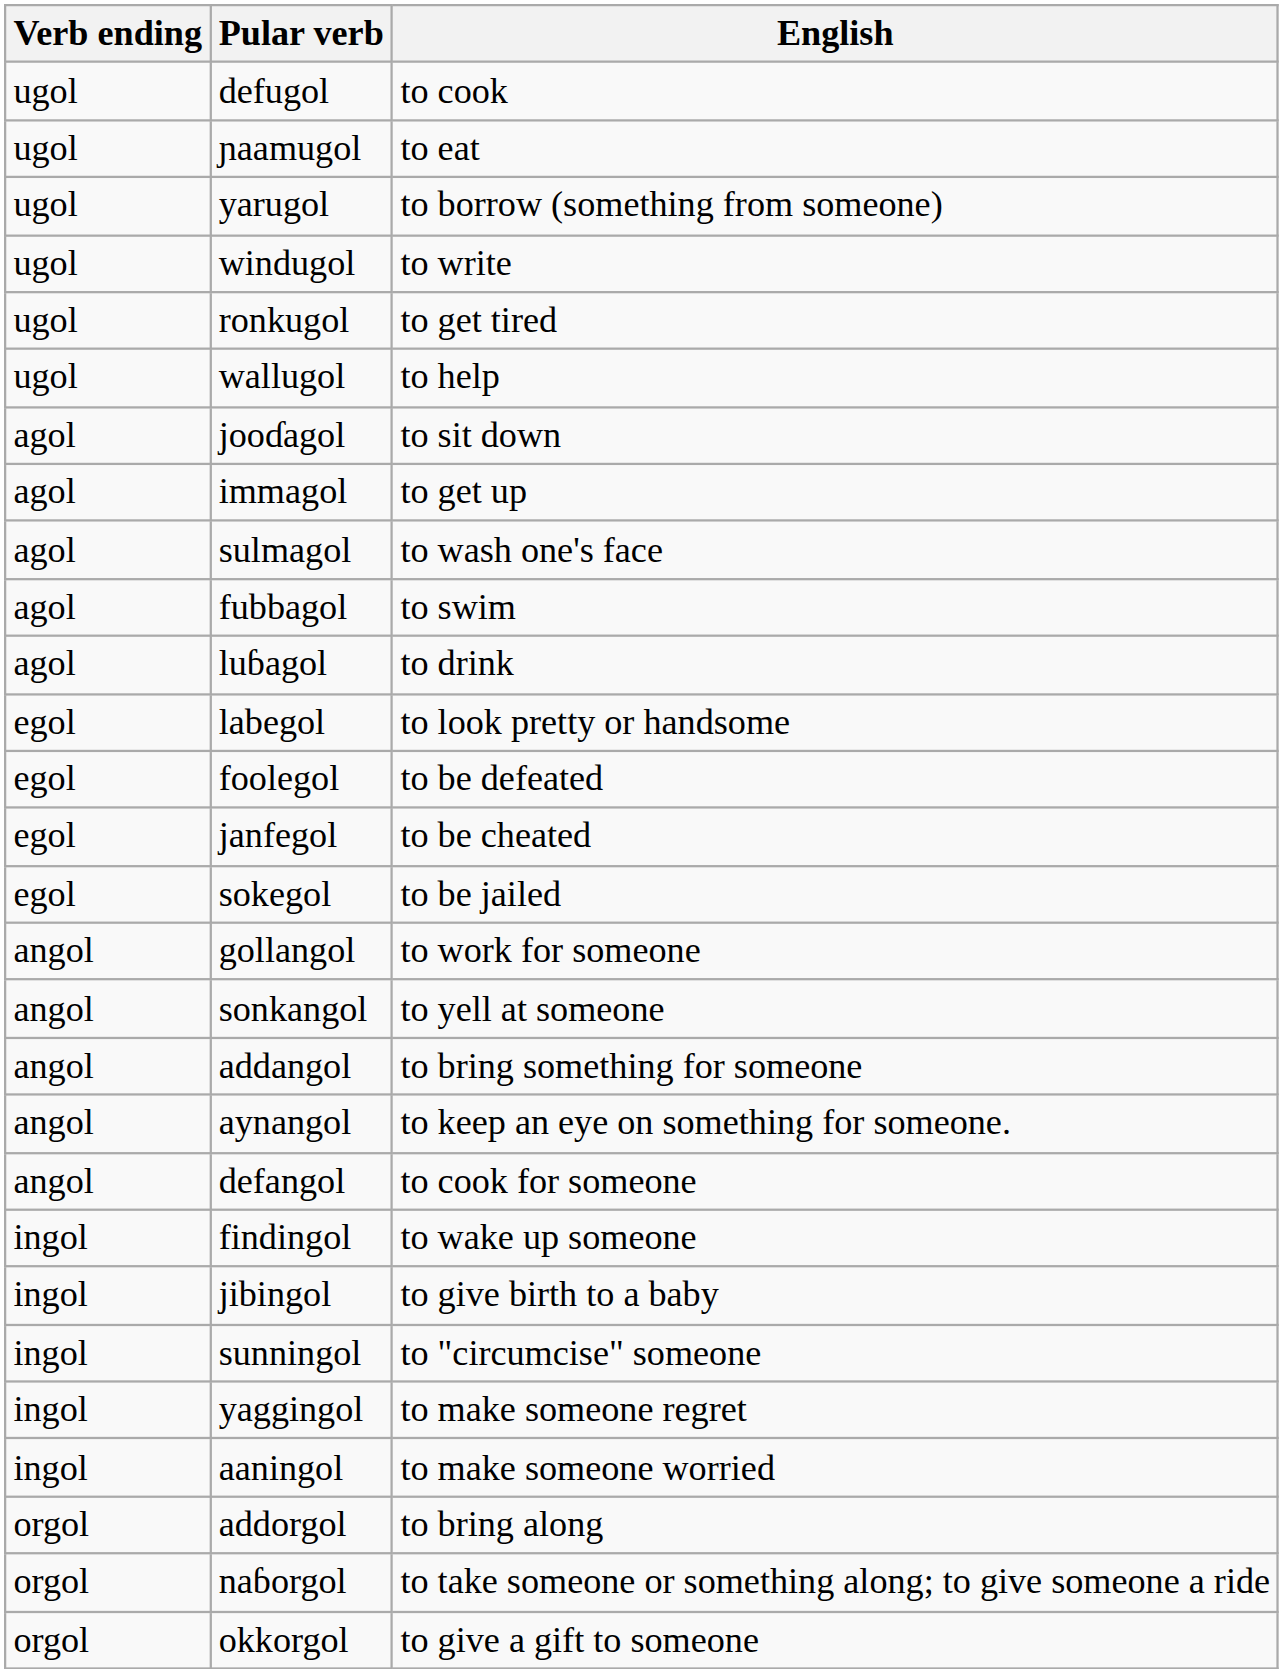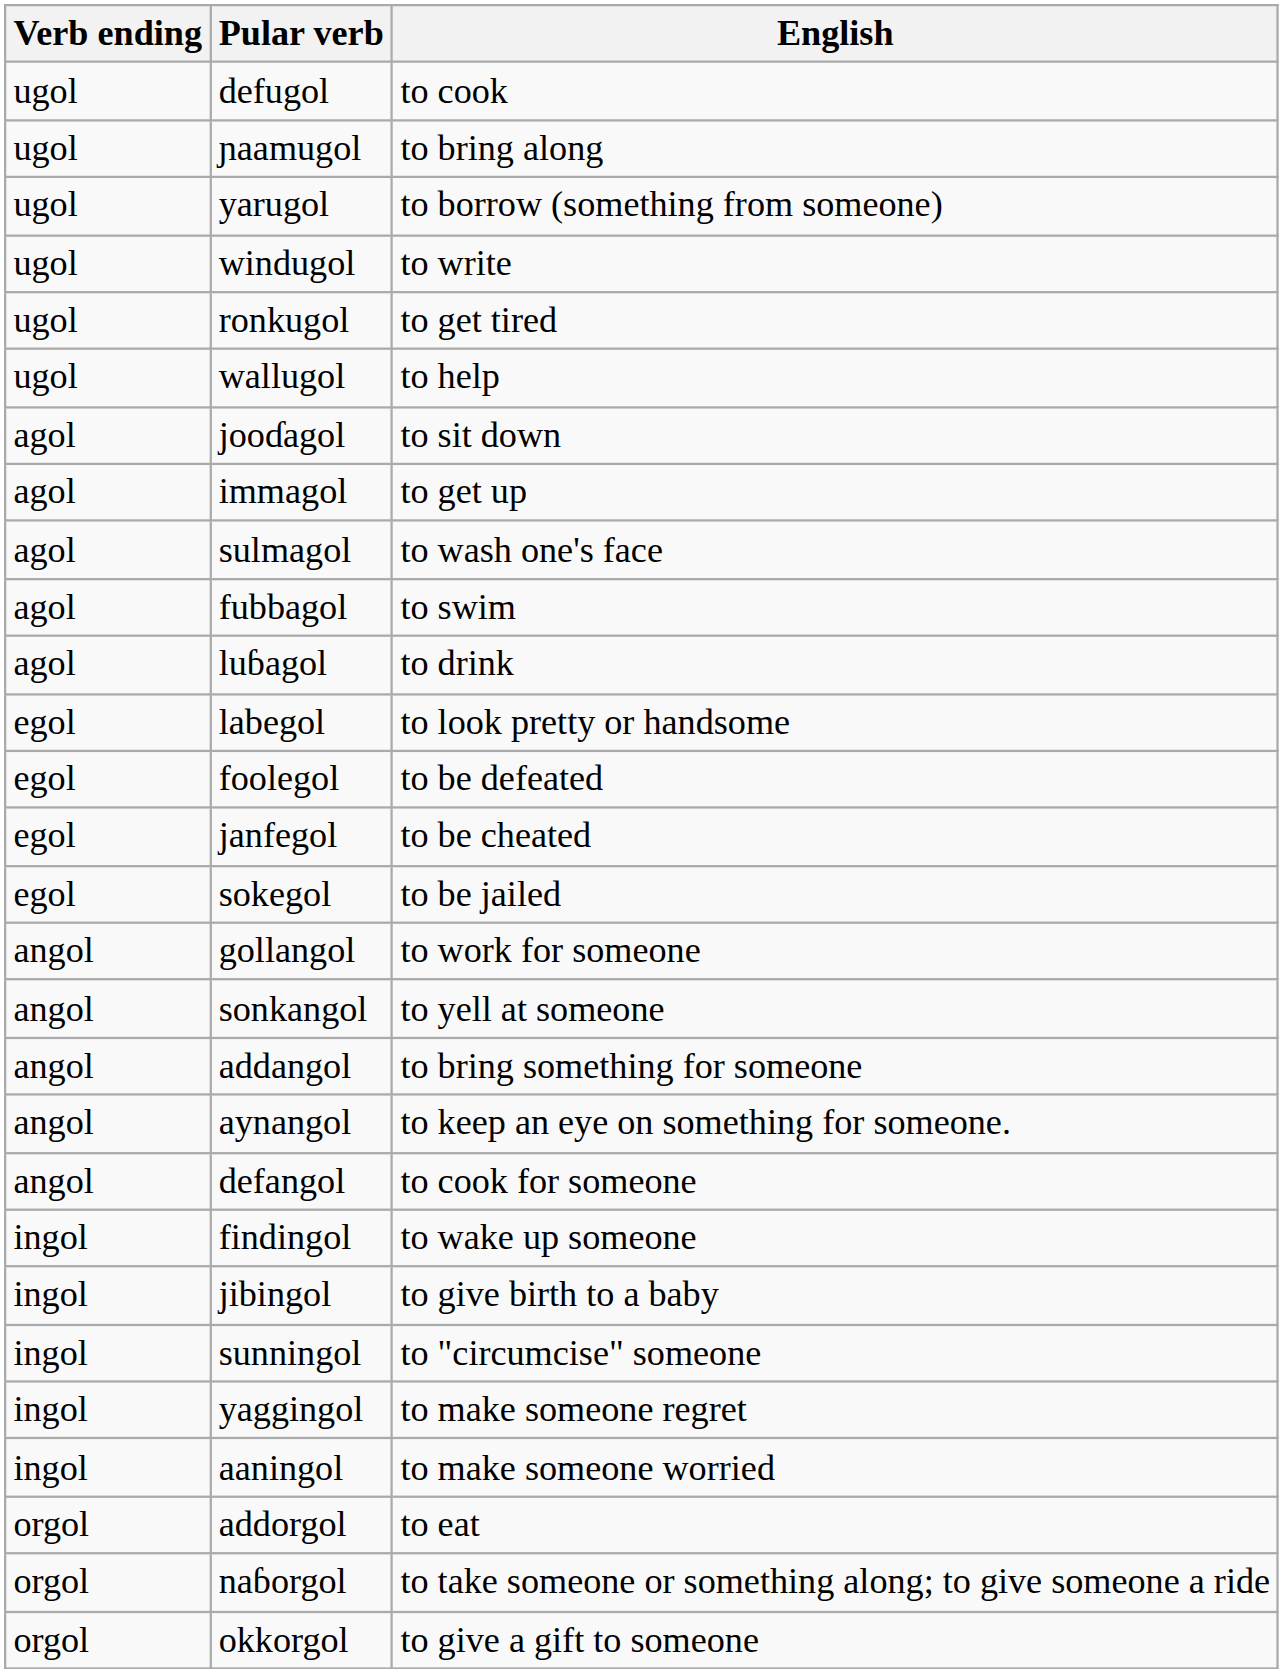(440, 147) to eat -> (502, 147) to bring along
(502, 1524) to bring along -> (440, 1524) to eat
